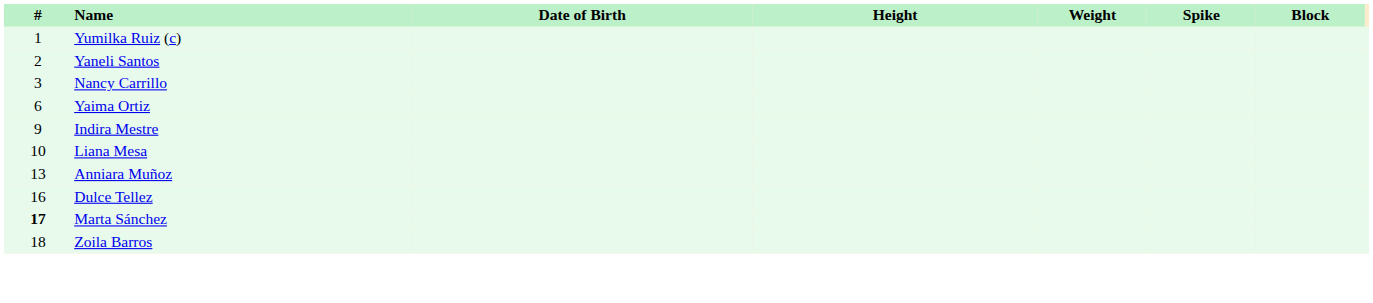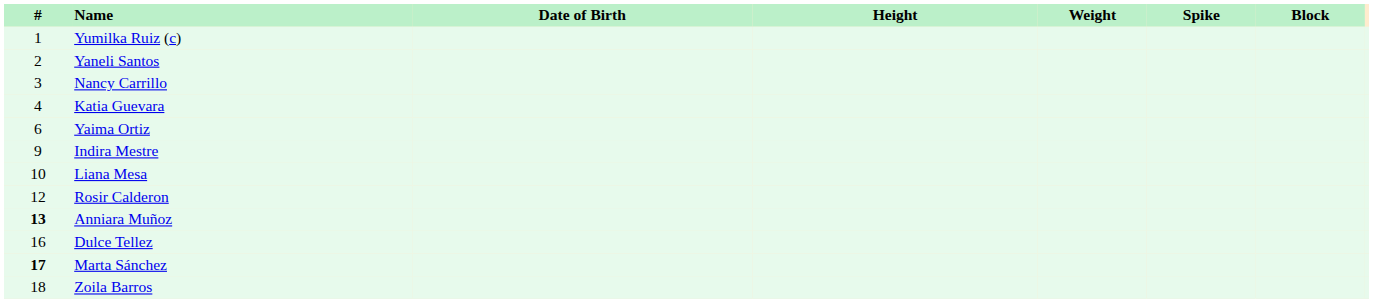+ row: (119, 106)
+ row: (121, 196)
(38, 174) normal -> (38, 219) bold
